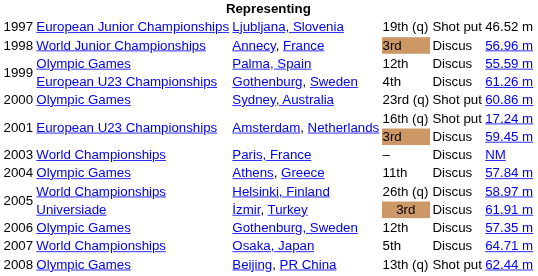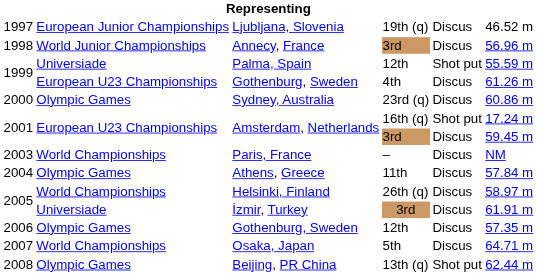(457, 27) Shot put -> (452, 27) Discus
(84, 63) Olympic Games -> (71, 63) Universiade
(452, 63) Discus -> (457, 63) Shot put
(457, 100) Shot put -> (452, 100) Discus
